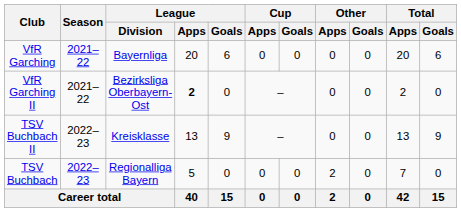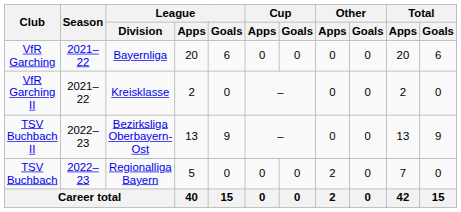(140, 93) Bezirksliga Oberbayern-Ost -> (140, 93) Kreisklasse
(192, 93) bold -> (192, 93) normal
(140, 136) Kreisklasse -> (140, 136) Bezirksliga Oberbayern-Ost
